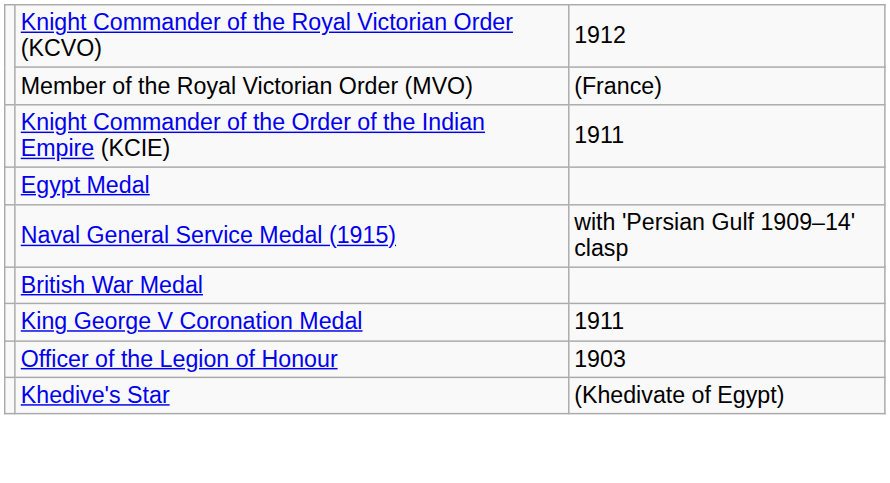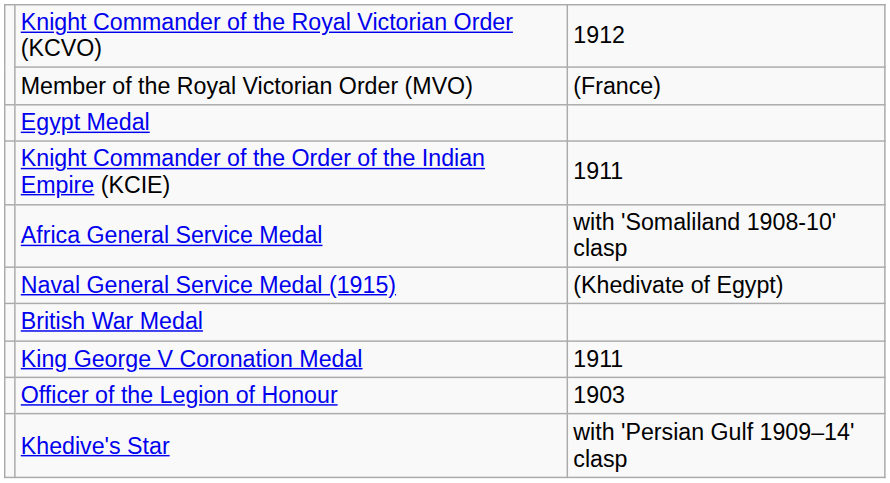rows swapped: (253, 135) <-> (85, 185)
+ row: (172, 235)
(715, 235) with 'Persian Gulf 1909–14' clasp -> (678, 285) (Khedivate of Egypt)
(679, 395) (Khedivate of Egypt) -> (714, 445) with 'Persian Gulf 1909–14' clasp
